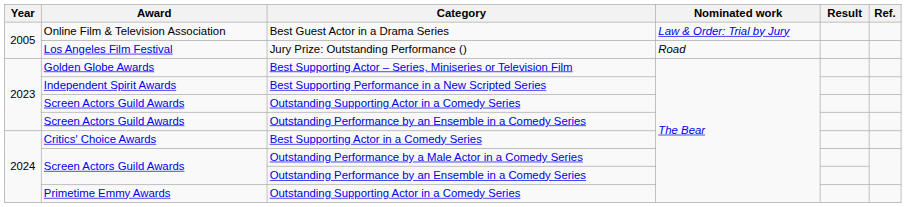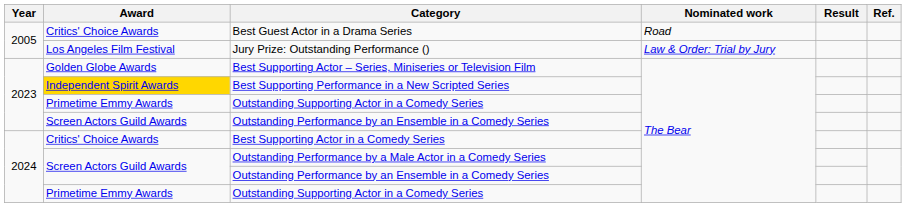(135, 31) Online Film & Television Association -> (102, 31) Critics' Choice Awards
(724, 31) Law & Order: Trial by Jury -> (658, 31) Road
(672, 49) Road -> (710, 49) Law & Order: Trial by Jury
(110, 85) no background -> (112, 85) gold background
(114, 103) Screen Actors Guild Awards -> (109, 103) Primetime Emmy Awards
